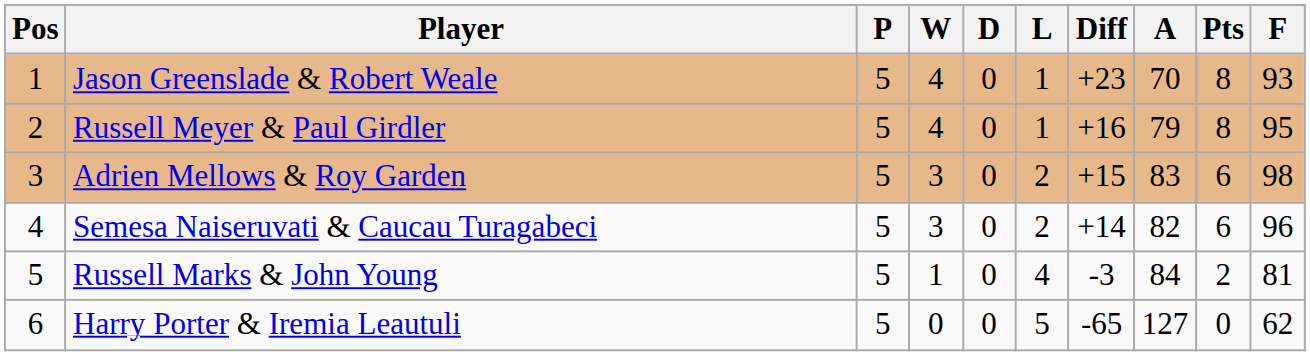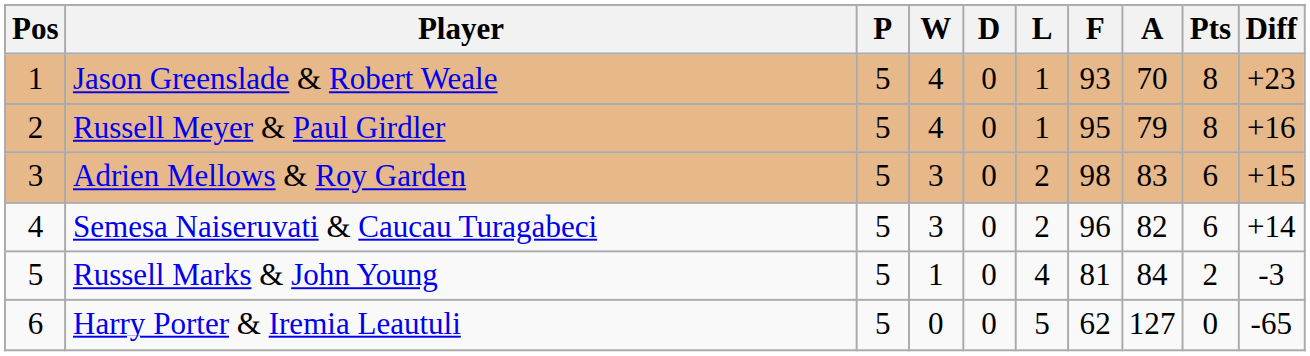columns swapped: (1278, 29) <-> (1102, 29)
